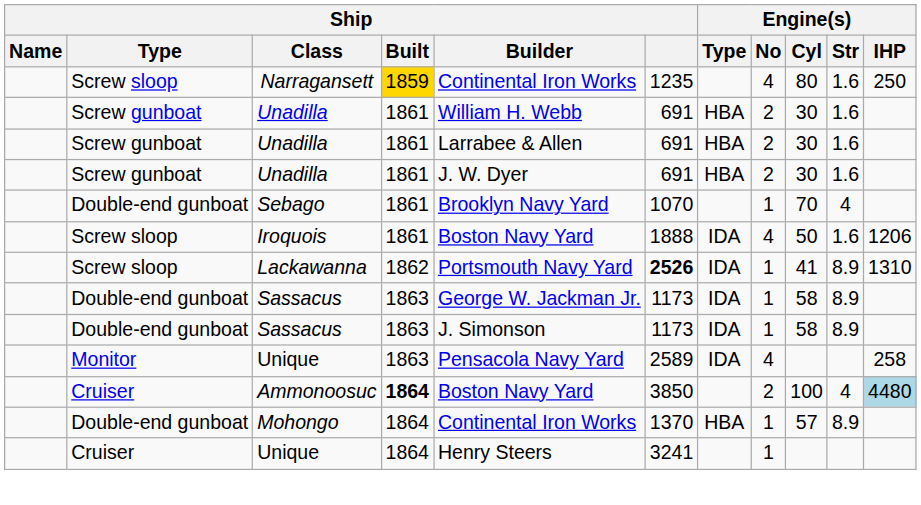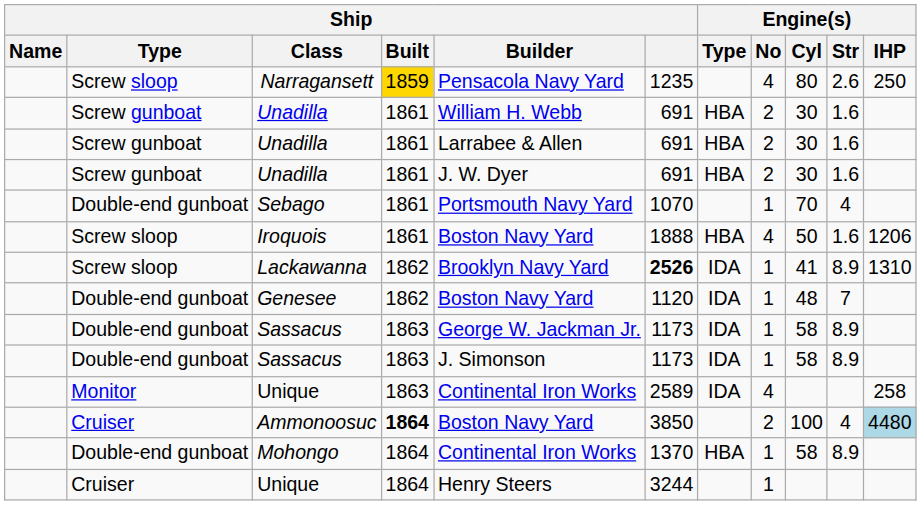(537, 81) Continental Iron Works -> (531, 81) Pensacola Navy Yard
(846, 81) 1.6 -> (846, 81) 2.6
(523, 205) Brooklyn Navy Yard -> (535, 205) Portsmouth Navy Yard
(724, 236) IDA -> (724, 236) HBA
(535, 267) Portsmouth Navy Yard -> (523, 267) Brooklyn Navy Yard
+ row: (160, 298)
(531, 360) Pensacola Navy Yard -> (537, 391) Continental Iron Works
(807, 422) 57 -> (807, 453) 58
(672, 453) 3241 -> (672, 484) 3244
